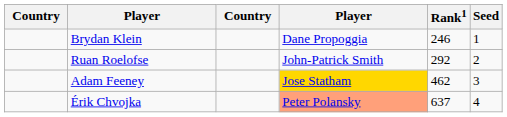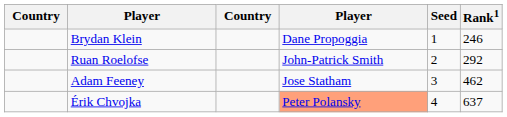columns swapped: (449, 16) <-> (486, 16)
(317, 80) gold background -> (317, 80) no background
